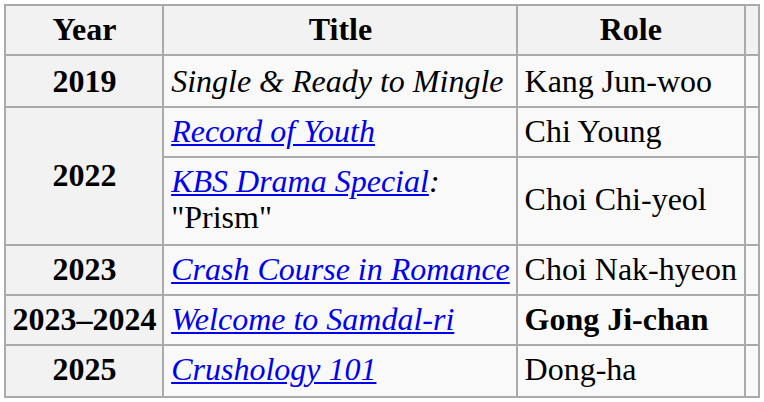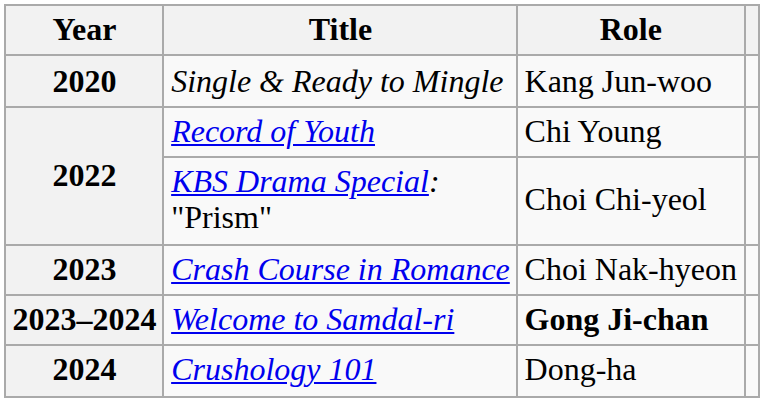(84, 80) 2019 -> (84, 80) 2020
(84, 370) 2025 -> (84, 370) 2024
